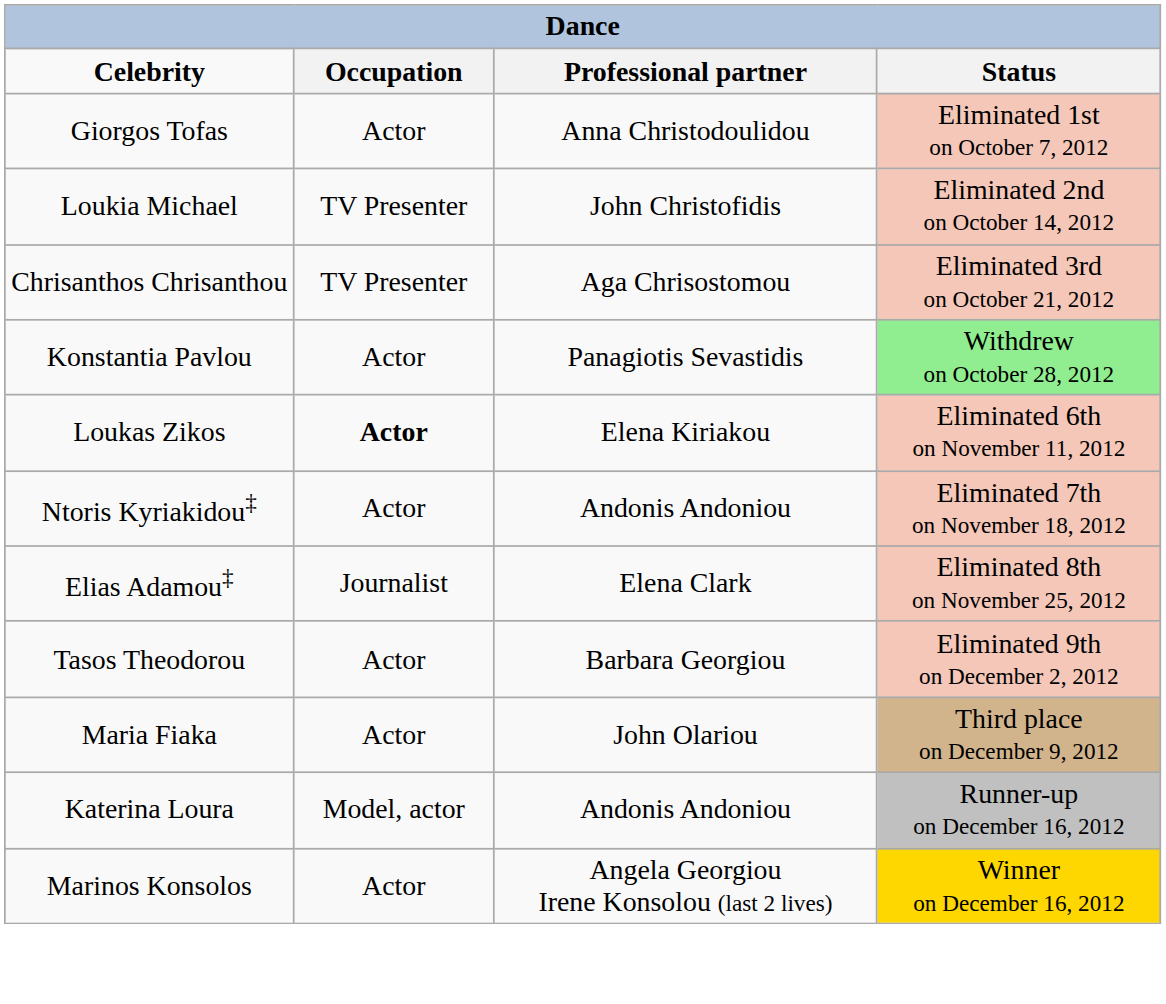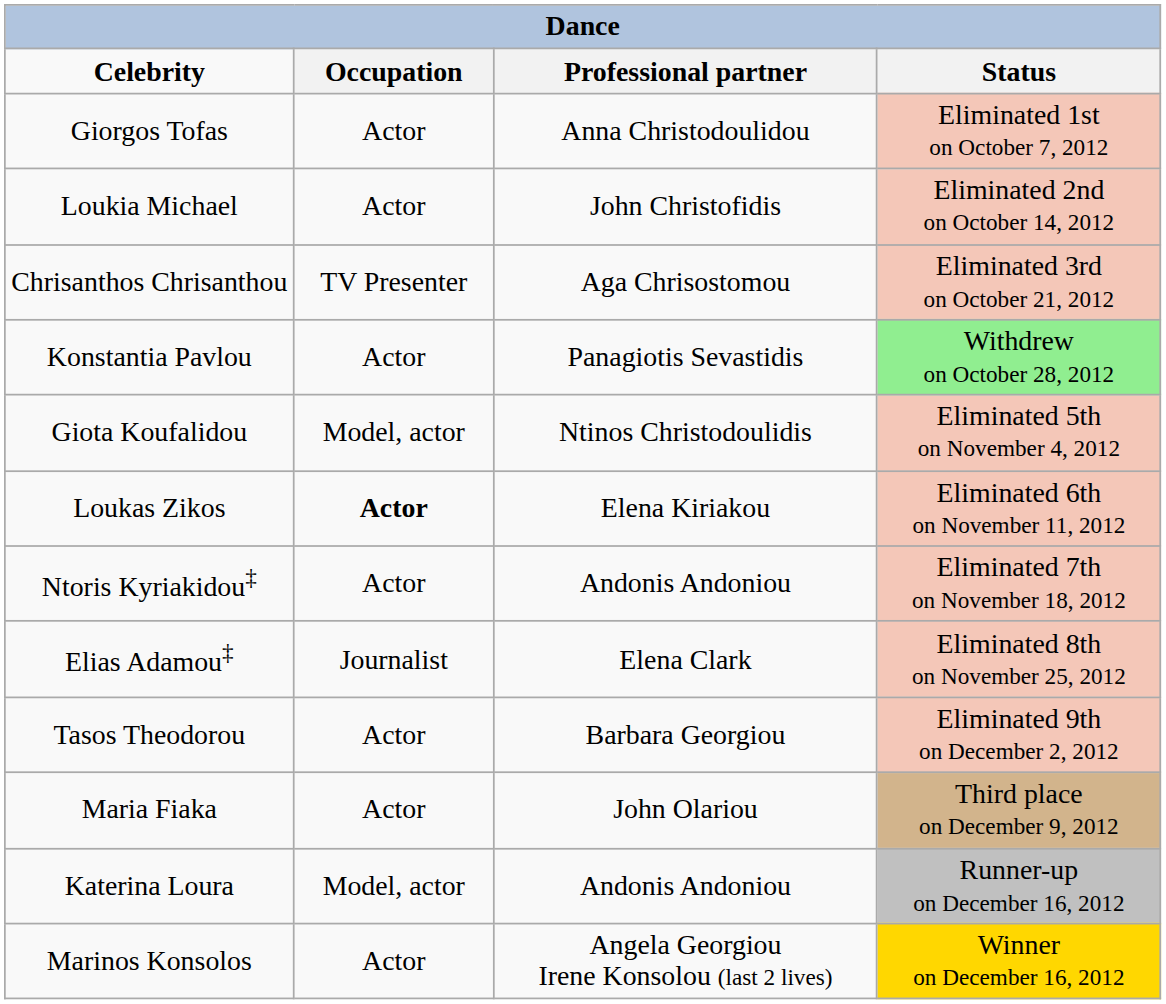(394, 206) TV Presenter -> (394, 206) Actor
+ row: (149, 432)
